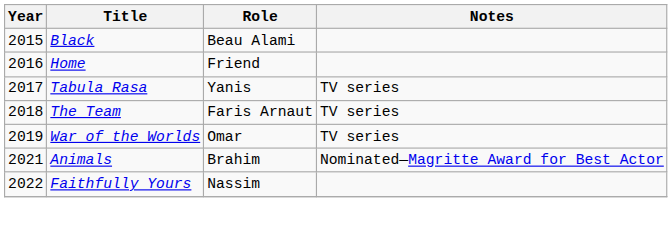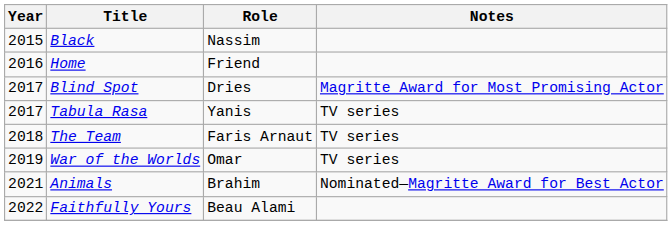(251, 40) Beau Alami -> (234, 40) Nassim
+ row: (94, 88)
(234, 184) Nassim -> (251, 208) Beau Alami
